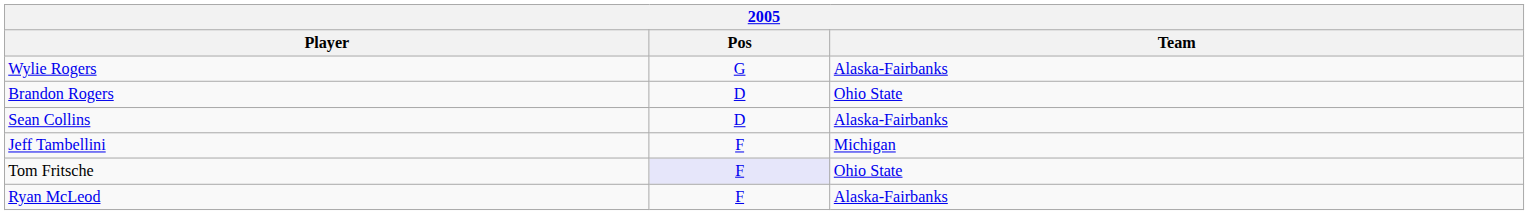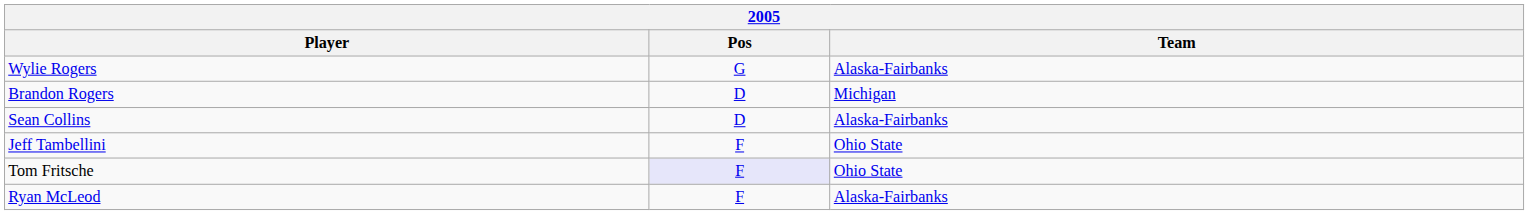(868, 94) Ohio State -> (865, 94) Michigan
(865, 145) Michigan -> (868, 145) Ohio State
